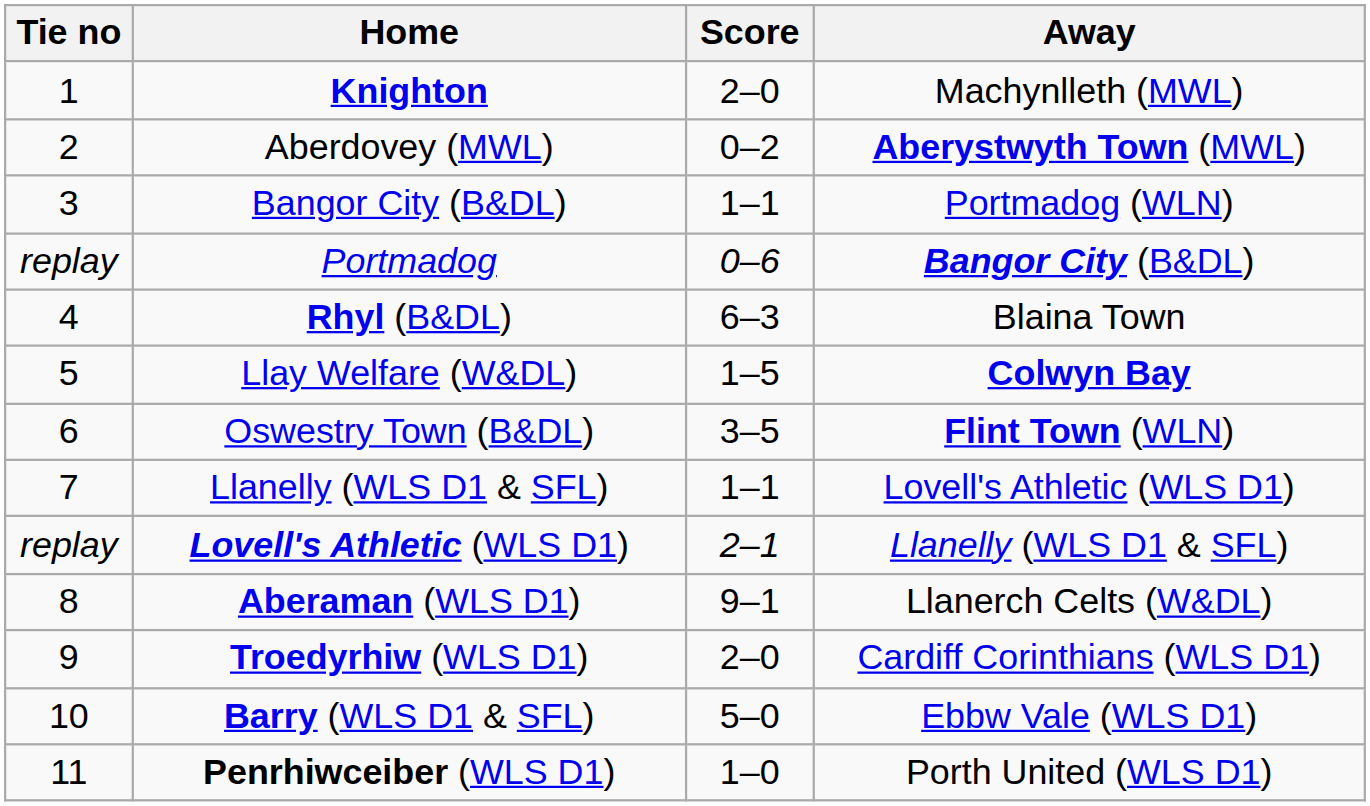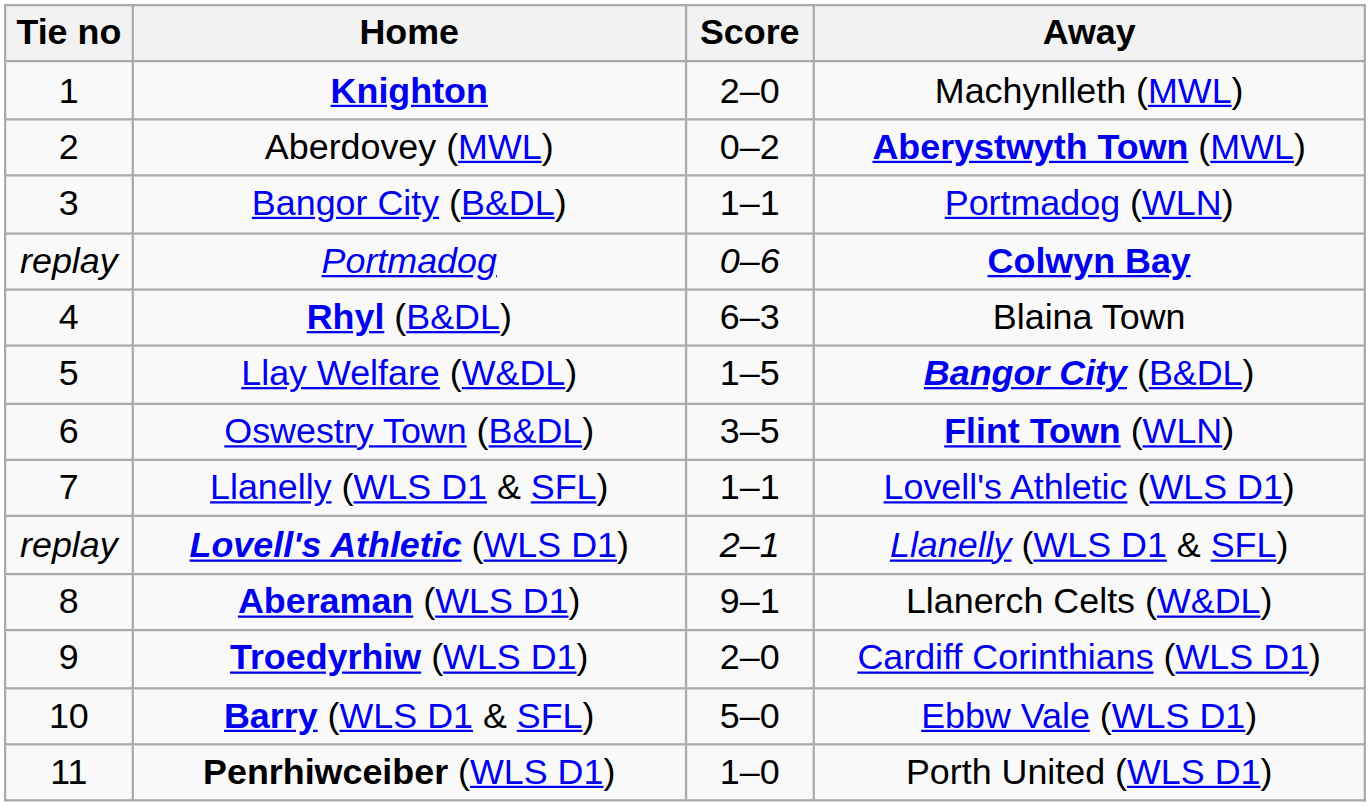(1089, 260) Bangor City (B&DL) -> (1089, 260) Colwyn Bay
(1089, 373) Colwyn Bay -> (1089, 373) Bangor City (B&DL)
